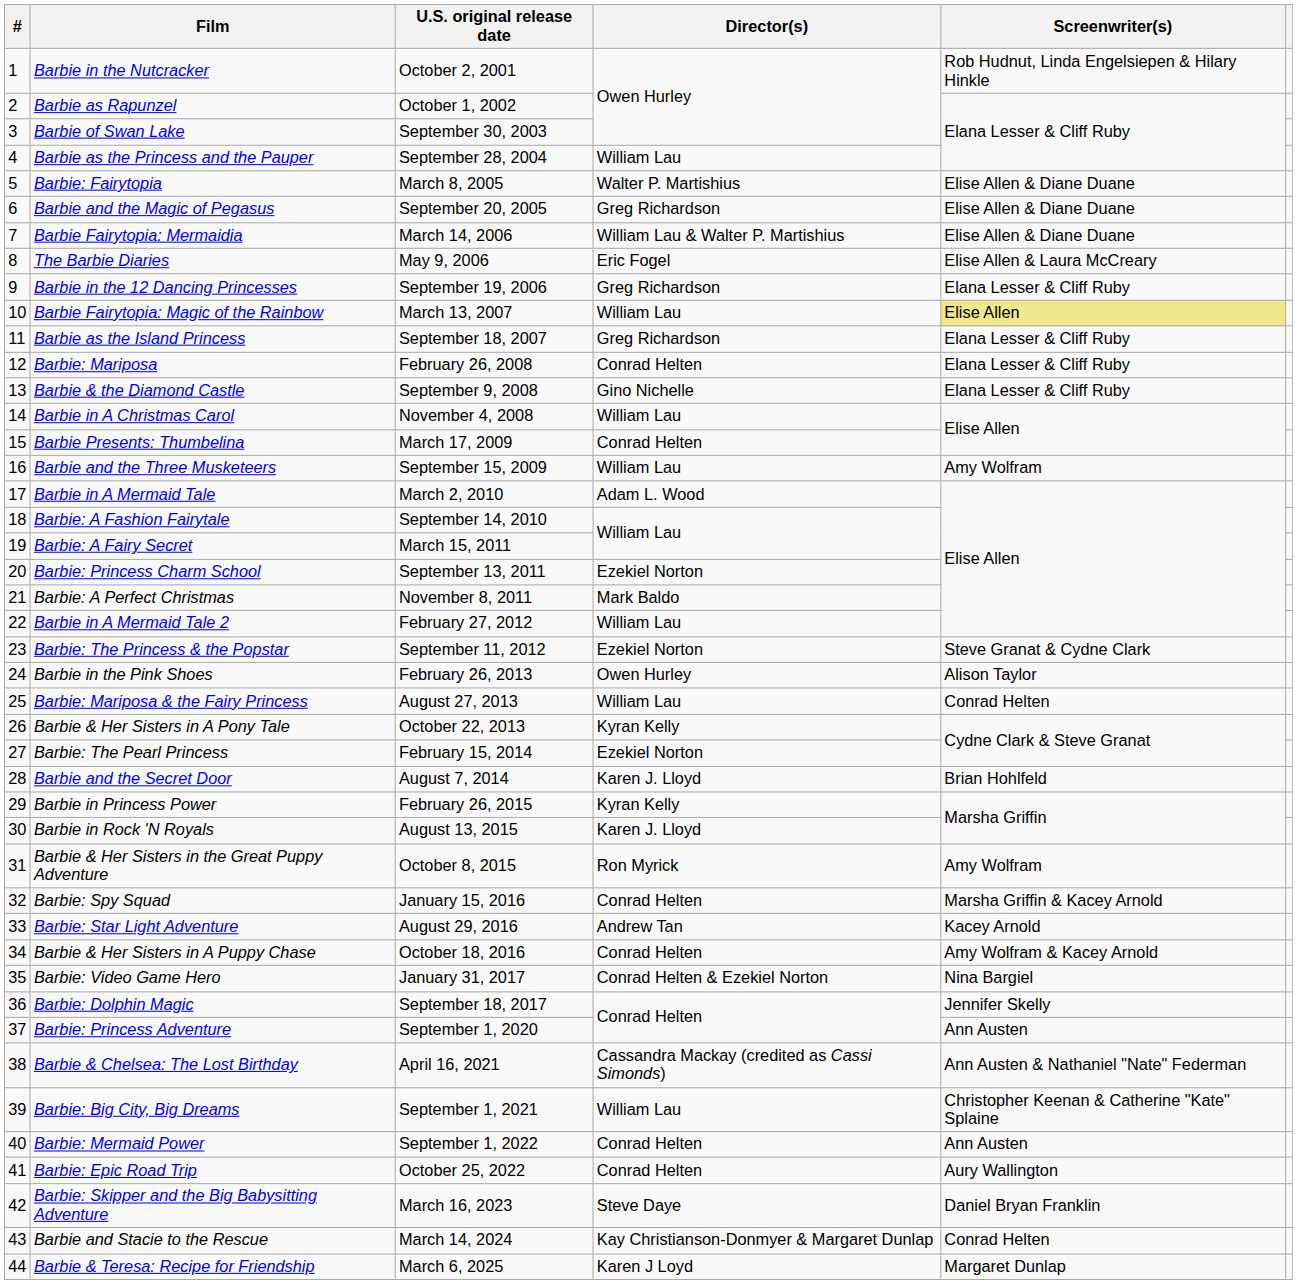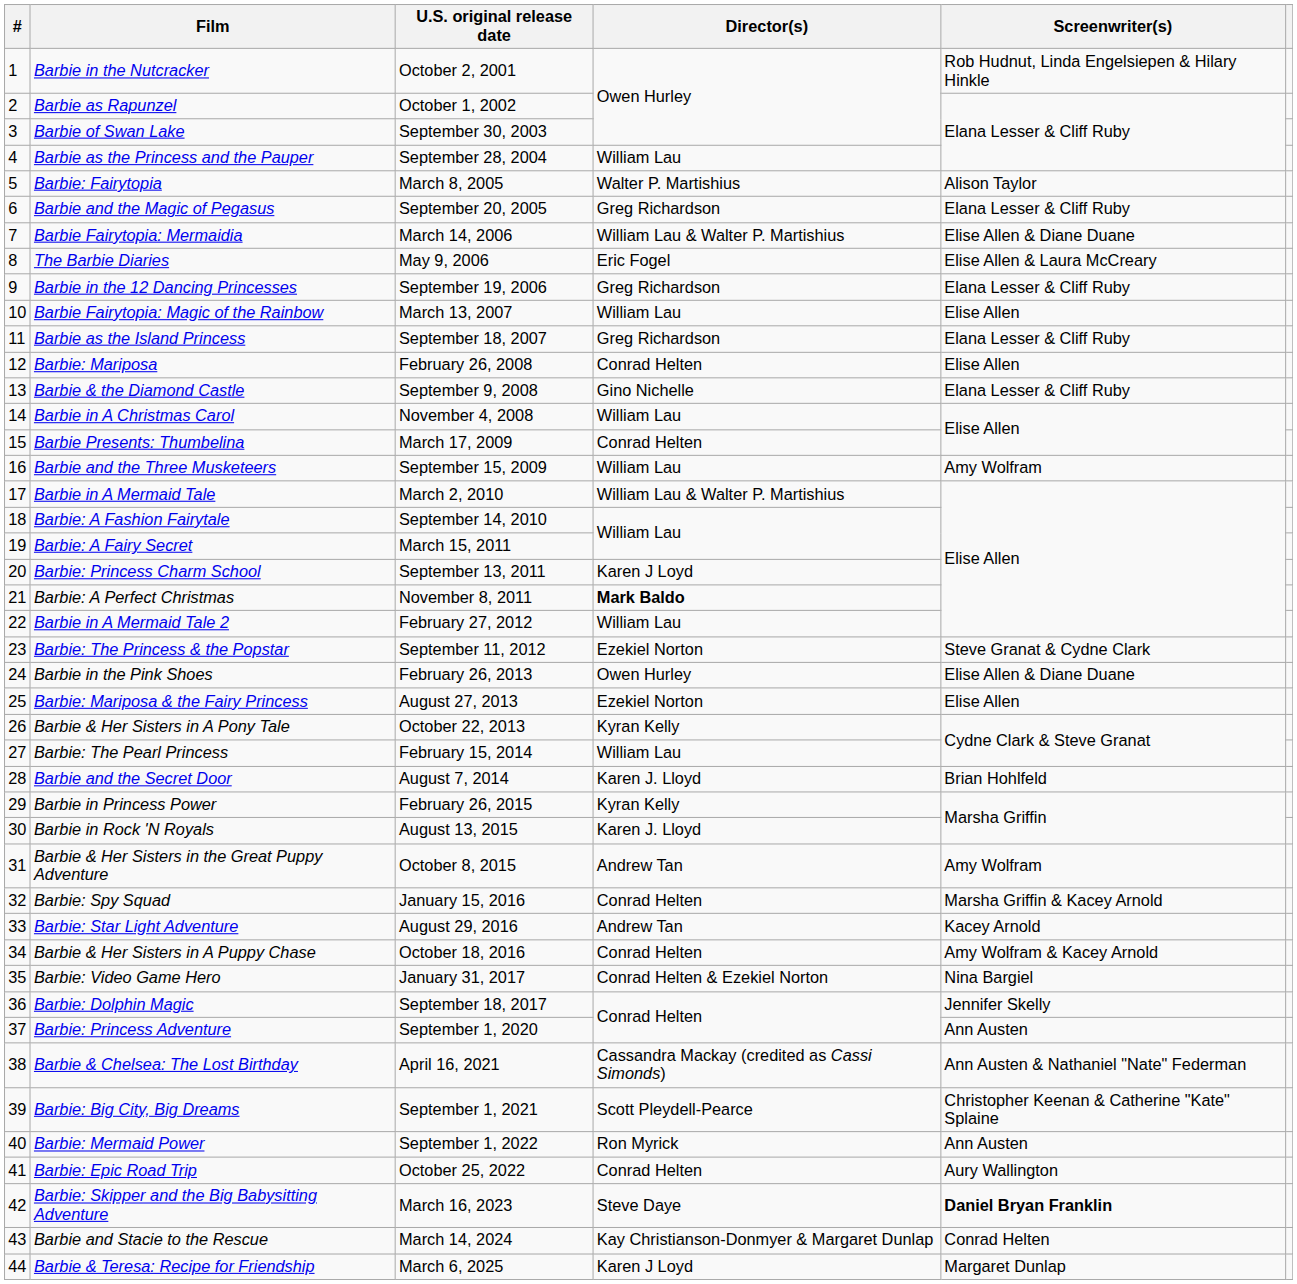(1040, 183) Elise Allen & Diane Duane -> (990, 183) Alison Taylor
(1040, 209) Elise Allen & Diane Duane -> (1037, 209) Elana Lesser & Cliff Ruby
(982, 312) khaki background -> (982, 312) no background
(1037, 364) Elana Lesser & Cliff Ruby -> (982, 364) Elise Allen
(651, 494) Adam L. Wood -> (721, 494) William Lau & Walter P. Martishius
(650, 571) Ezekiel Norton -> (645, 571) Karen J Loyd
(638, 597) normal -> (641, 597) bold
(990, 675) Alison Taylor -> (1040, 675) Elise Allen & Diane Duane
(639, 701) William Lau -> (650, 701) Ezekiel Norton
(997, 701) Conrad Helten -> (982, 701) Elise Allen
(650, 752) Ezekiel Norton -> (639, 752) William Lau
(638, 865) Ron Myrick -> (640, 865) Andrew Tan
(639, 1109) William Lau -> (675, 1109) Scott Pleydell-Pearce
(649, 1144) Conrad Helten -> (638, 1144) Ron Myrick
(1022, 1205) normal -> (1028, 1205) bold
